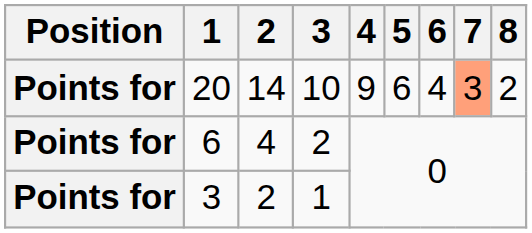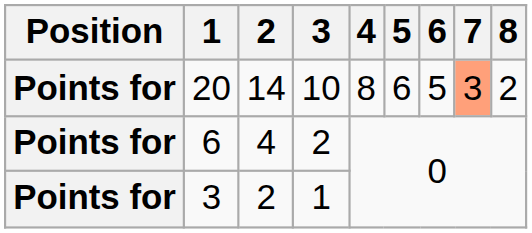(366, 87) 9 -> (366, 87) 8
(437, 87) 4 -> (437, 87) 5
